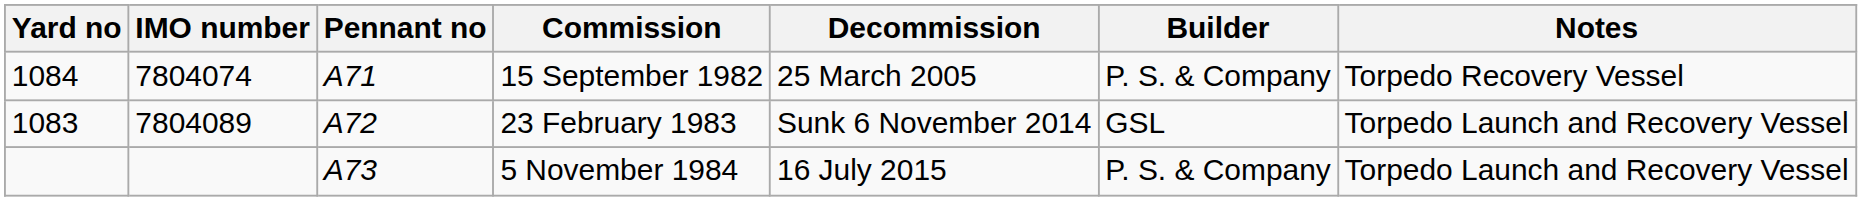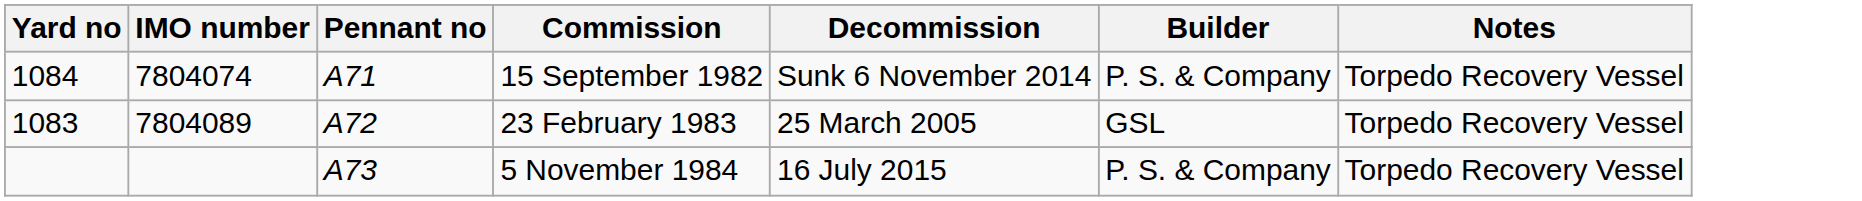(877, 75) 25 March 2005 -> (934, 75) Sunk 6 November 2014
(934, 123) Sunk 6 November 2014 -> (877, 123) 25 March 2005
(1597, 123) Torpedo Launch and Recovery Vessel -> (1514, 123) Torpedo Recovery Vessel
(1597, 170) Torpedo Launch and Recovery Vessel -> (1514, 170) Torpedo Recovery Vessel
